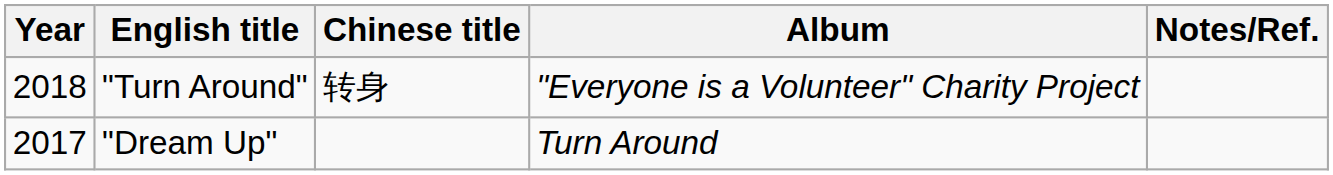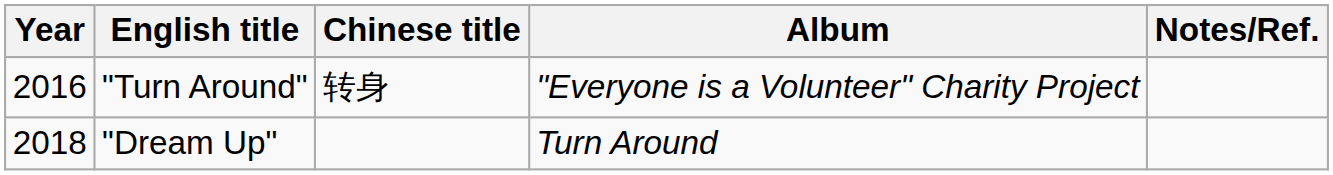(50, 86) 2018 -> (50, 86) 2016
(50, 142) 2017 -> (50, 142) 2018
